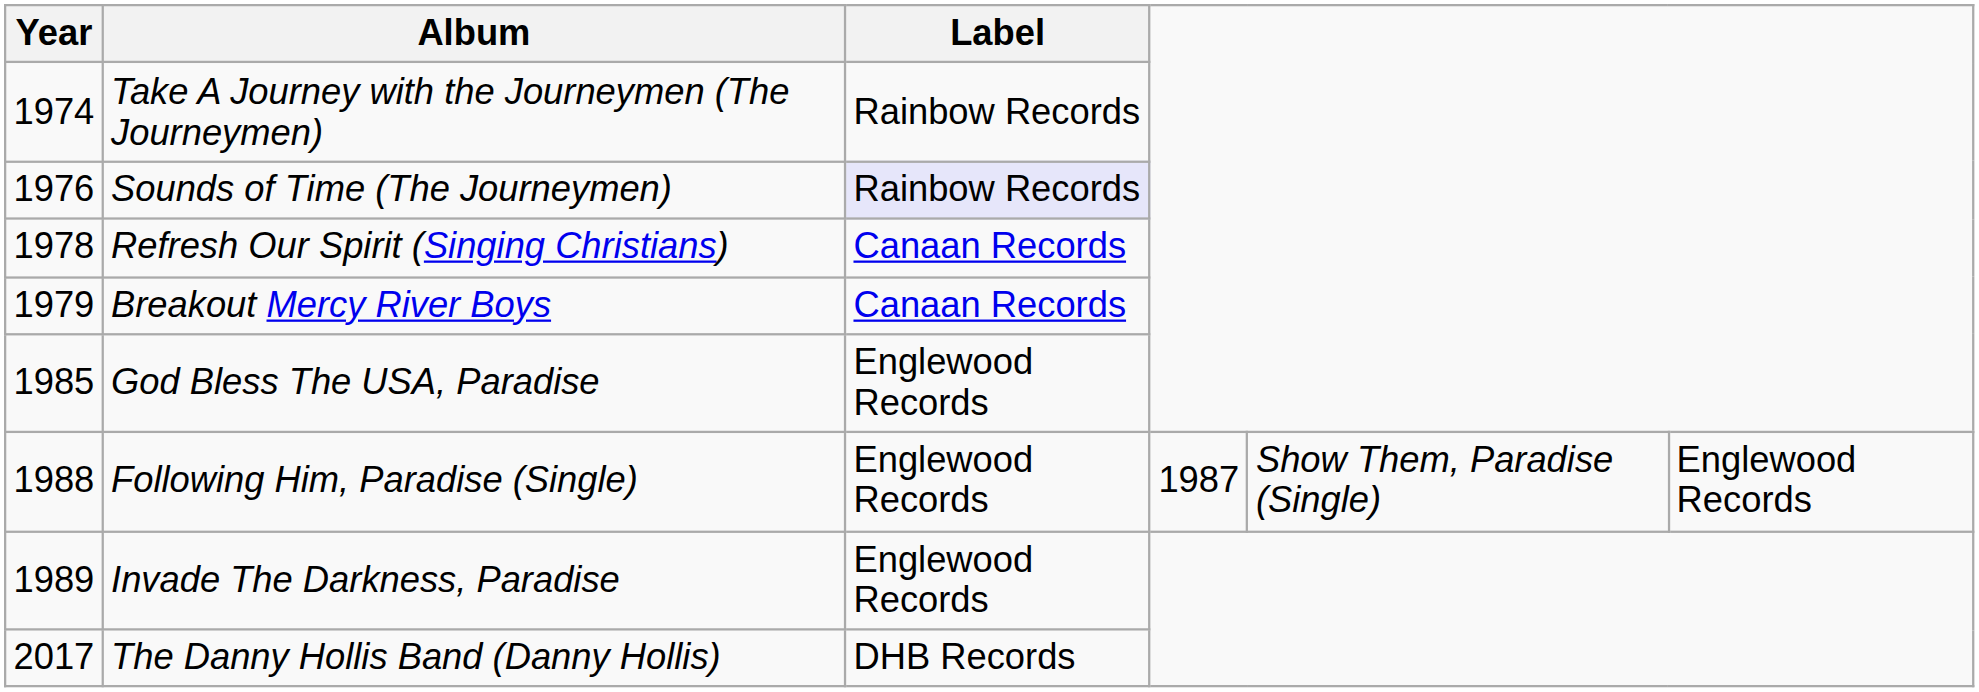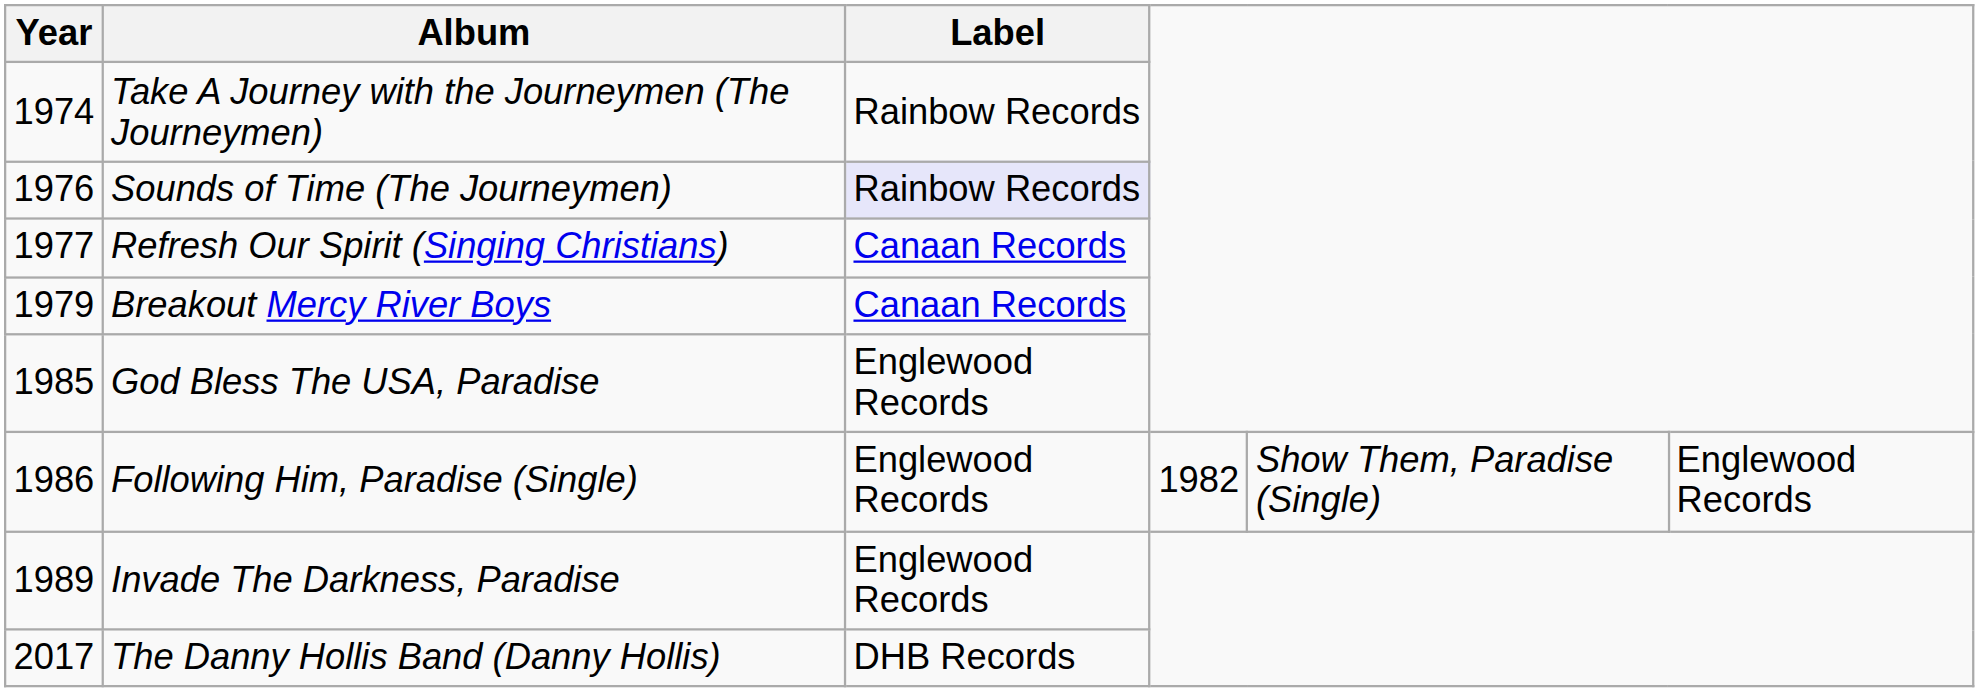(54, 246) 1978 -> (54, 246) 1977
(54, 481) 1988 -> (54, 481) 1986
(1199, 481) 1987 -> (1199, 481) 1982
